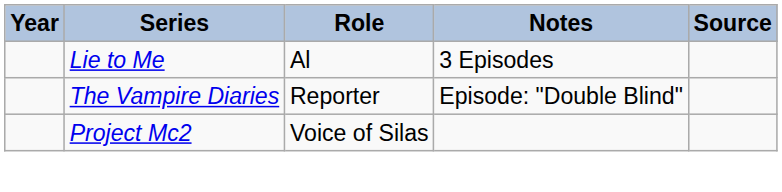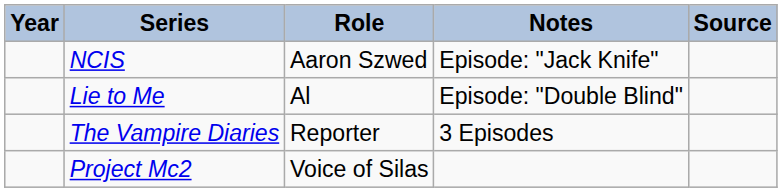+ row: (97, 60)
(496, 60) 3 Episodes -> (561, 96) Episode: "Double Blind"
(561, 96) Episode: "Double Blind" -> (496, 133) 3 Episodes
